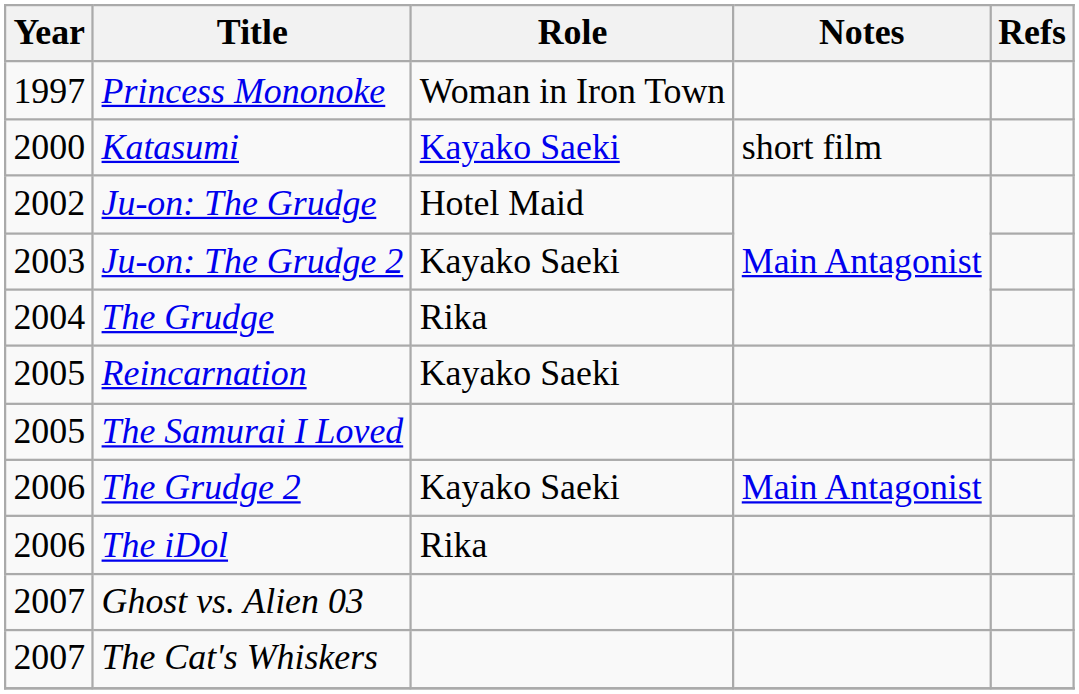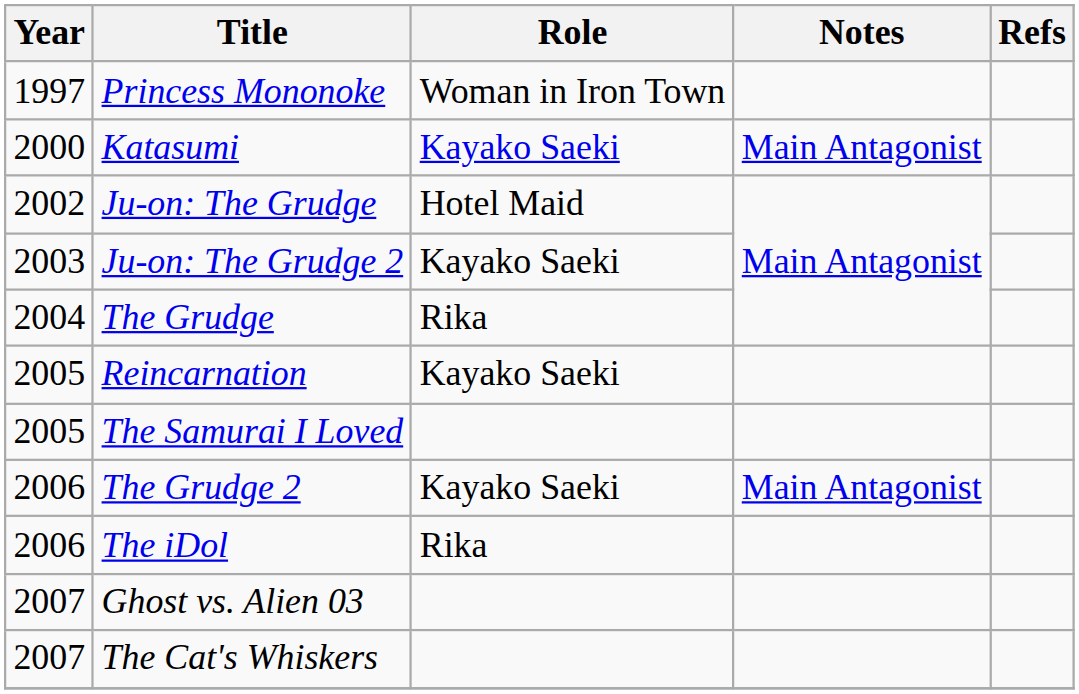(812, 146) short film -> (862, 146) Main Antagonist
